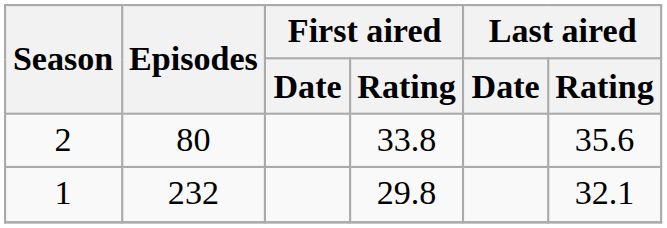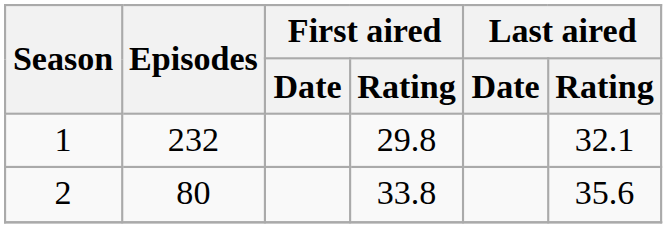rows swapped: (63, 193) <-> (63, 139)
